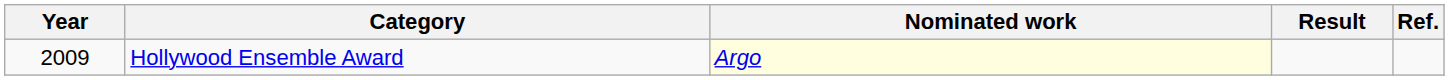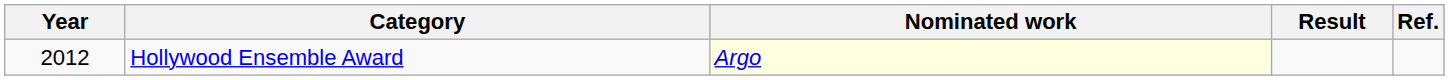(65, 57) 2009 -> (65, 57) 2012
